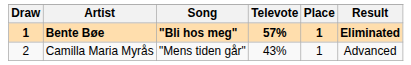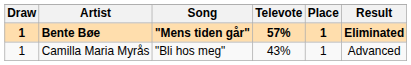(198, 32) "Bli hos meg" -> (202, 32) "Mens tiden går"
(26, 51) 2 -> (22, 51) 1
(202, 51) "Mens tiden går" -> (190, 51) "Bli hos meg"
